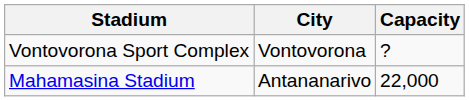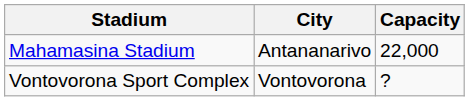rows swapped: (102, 80) <-> (129, 50)
